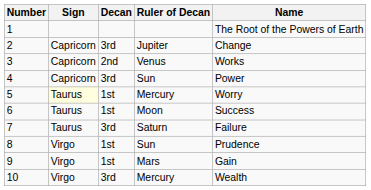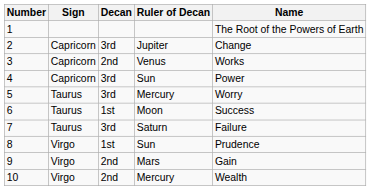(66, 95) lightyellow background -> (66, 95) no background
(108, 95) 1st -> (108, 95) 3rd
(108, 161) 1st -> (109, 161) 2nd
(108, 177) 3rd -> (109, 177) 2nd
